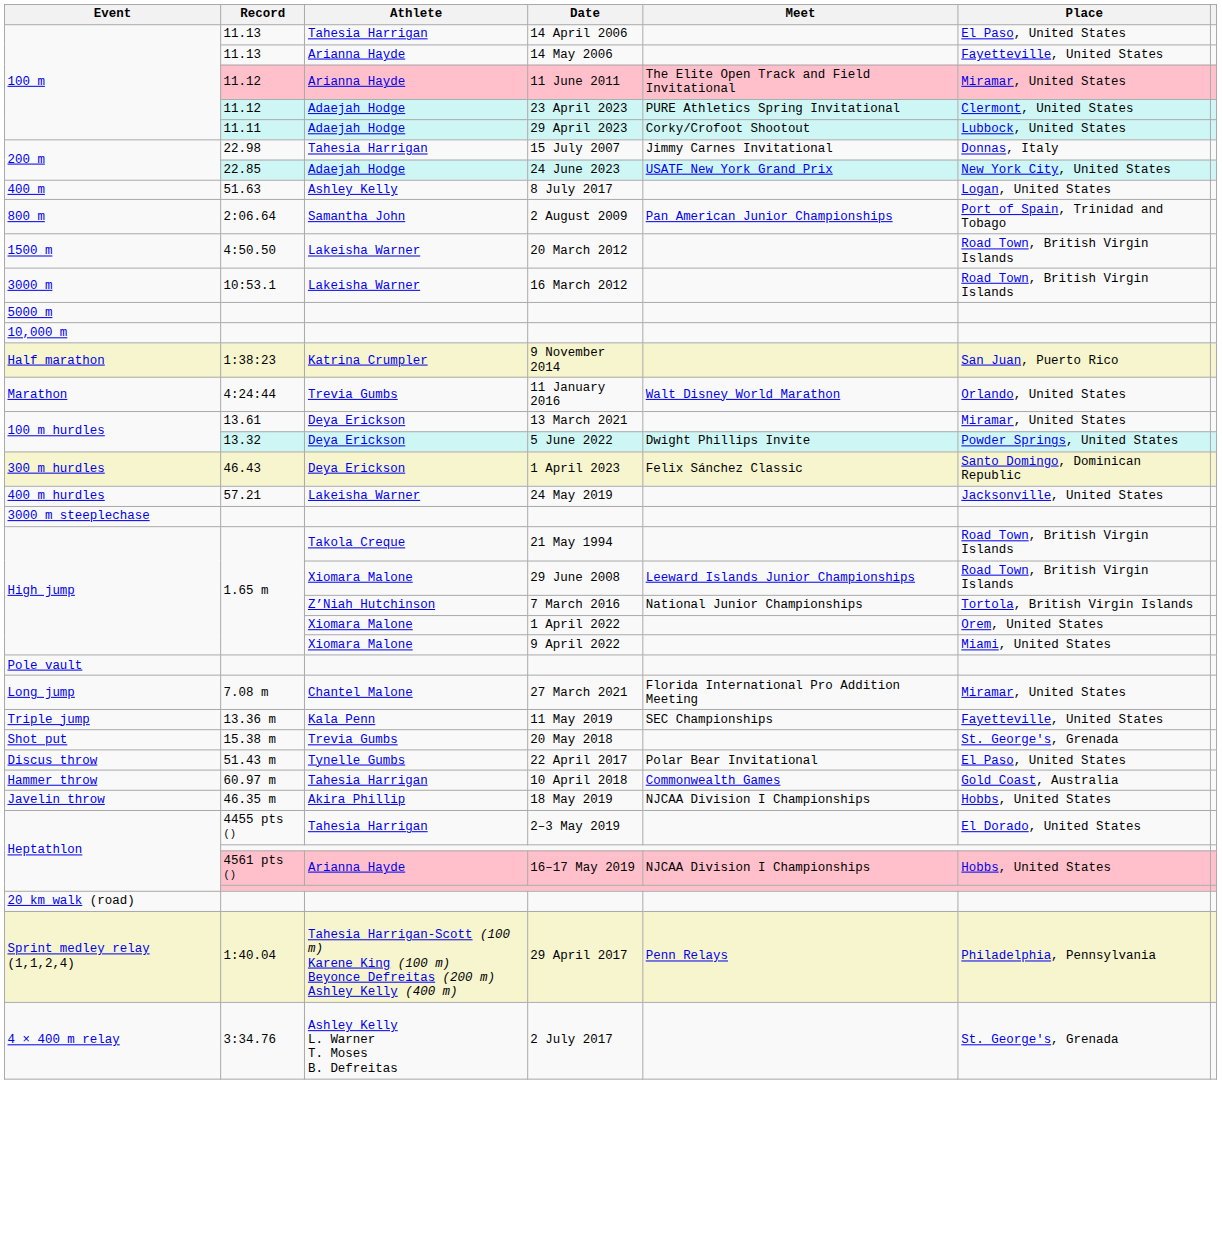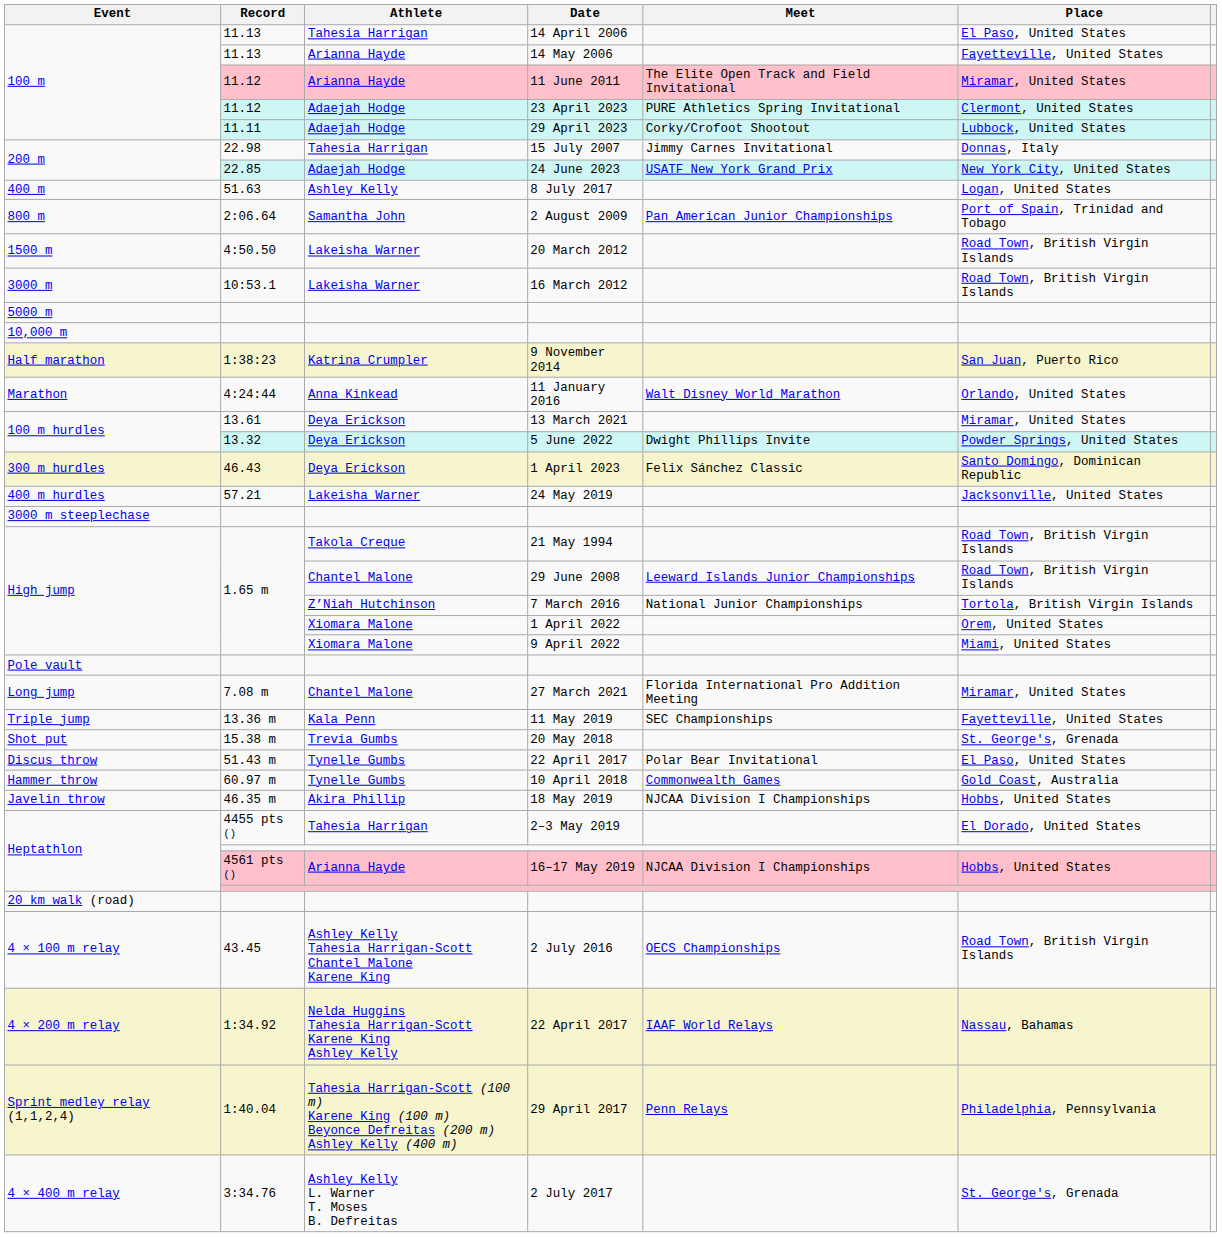(353, 395) Trevia Gumbs -> (353, 395) Anna Kinkead
(360, 578) Xiomara Malone -> (360, 578) Chantel Malone
(368, 781) Tahesia Harrigan -> (357, 781) Tynelle Gumbs
+ row: (64, 950)
+ row: (64, 1026)
